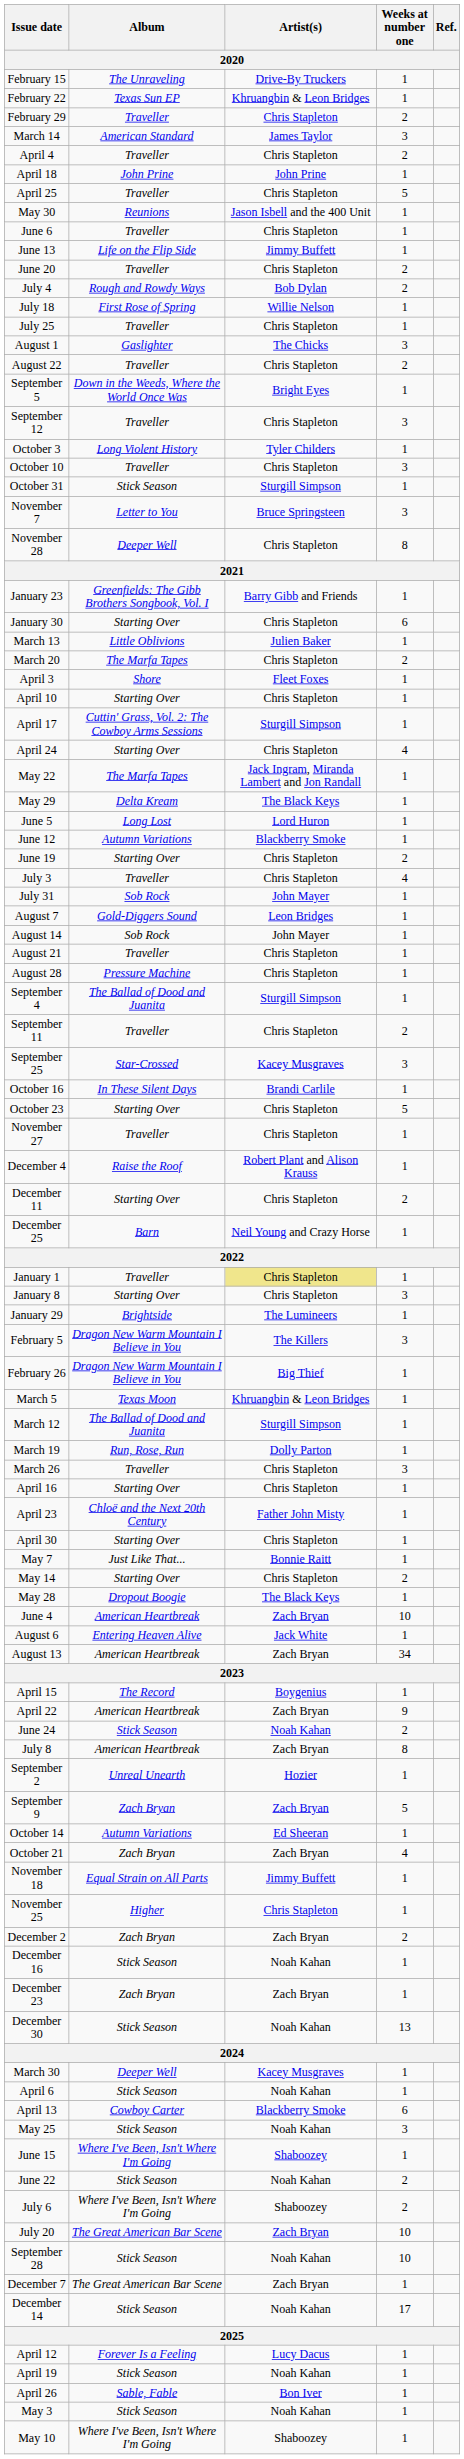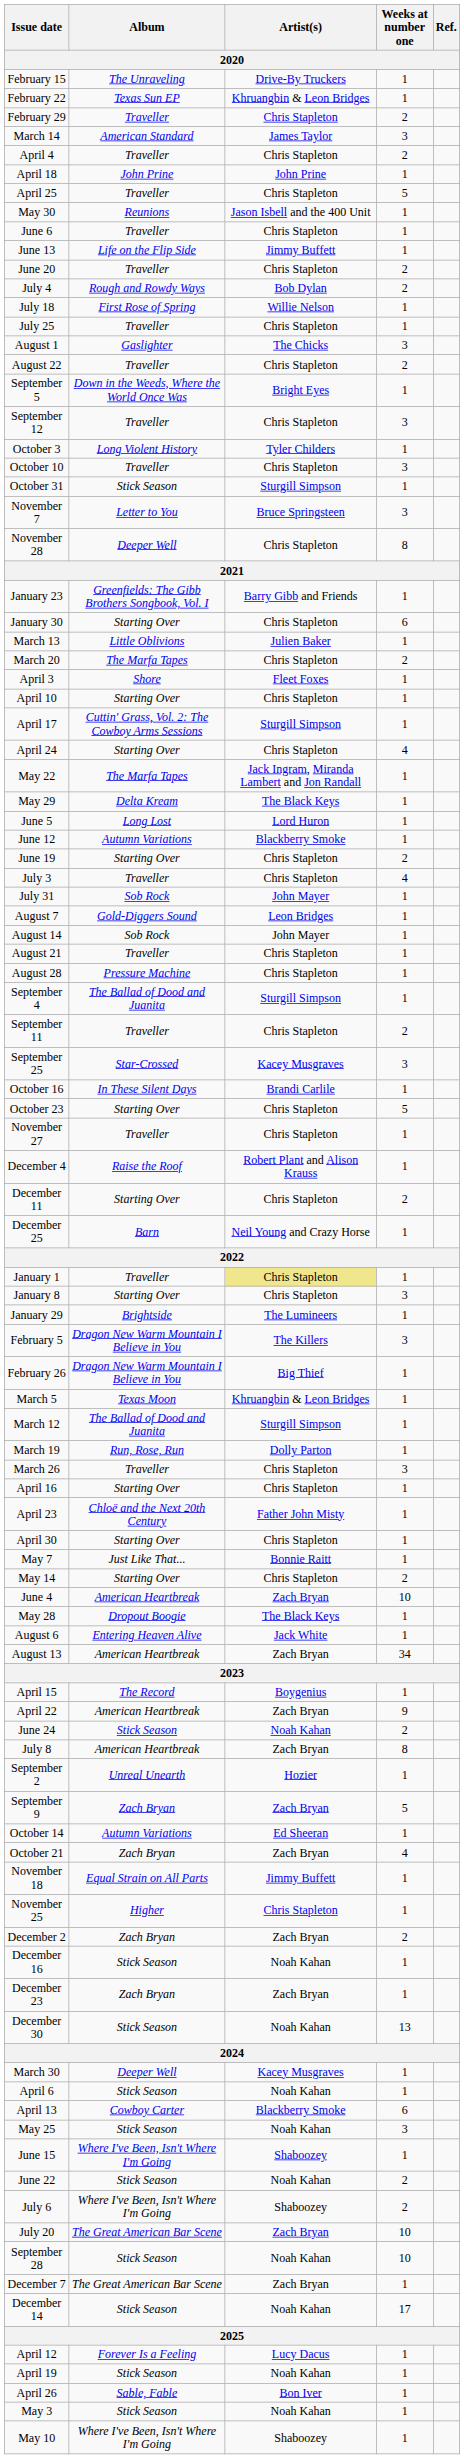rows swapped: (37, 1597) <-> (37, 1616)
